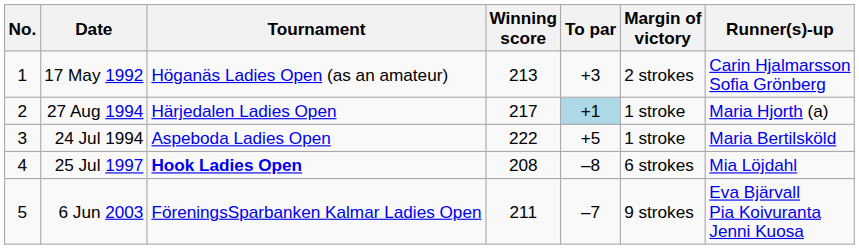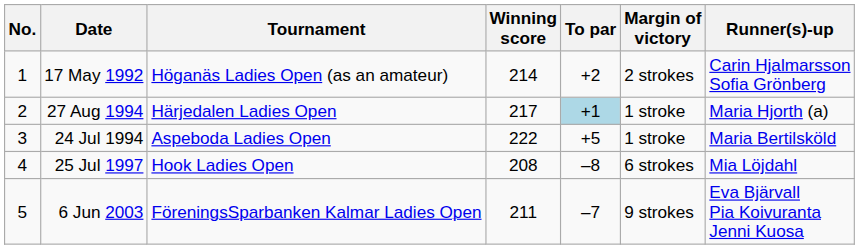(523, 74) 213 -> (523, 74) 214
(591, 74) +3 -> (591, 74) +2
(227, 166) bold -> (222, 166) normal
